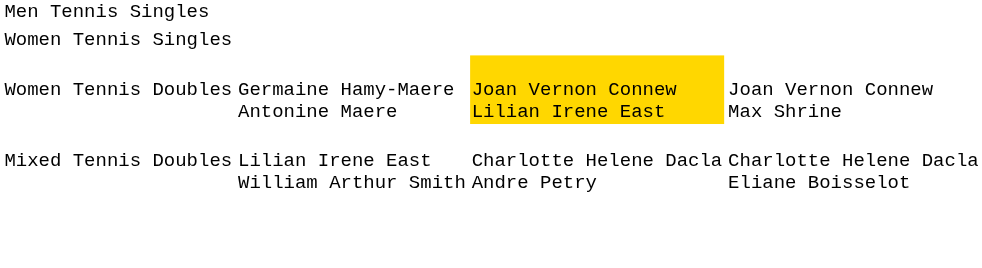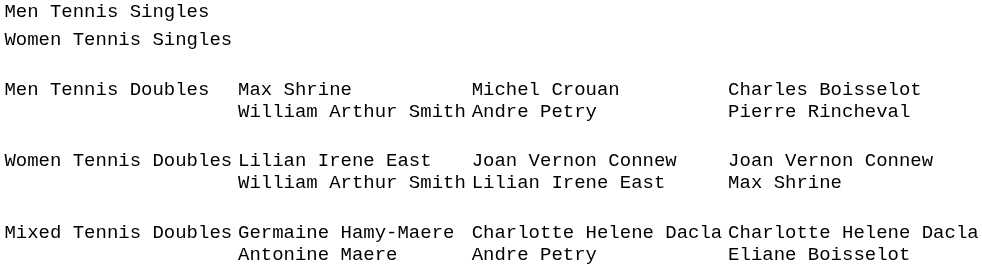+ row: (107, 90)
(346, 101) Germaine Hamy-Maere Antonine Maere -> (352, 172) Lilian Irene East William Arthur Smith
(574, 101) gold background -> (574, 172) no background
(352, 172) Lilian Irene East William Arthur Smith -> (346, 244) Germaine Hamy-Maere Antonine Maere
